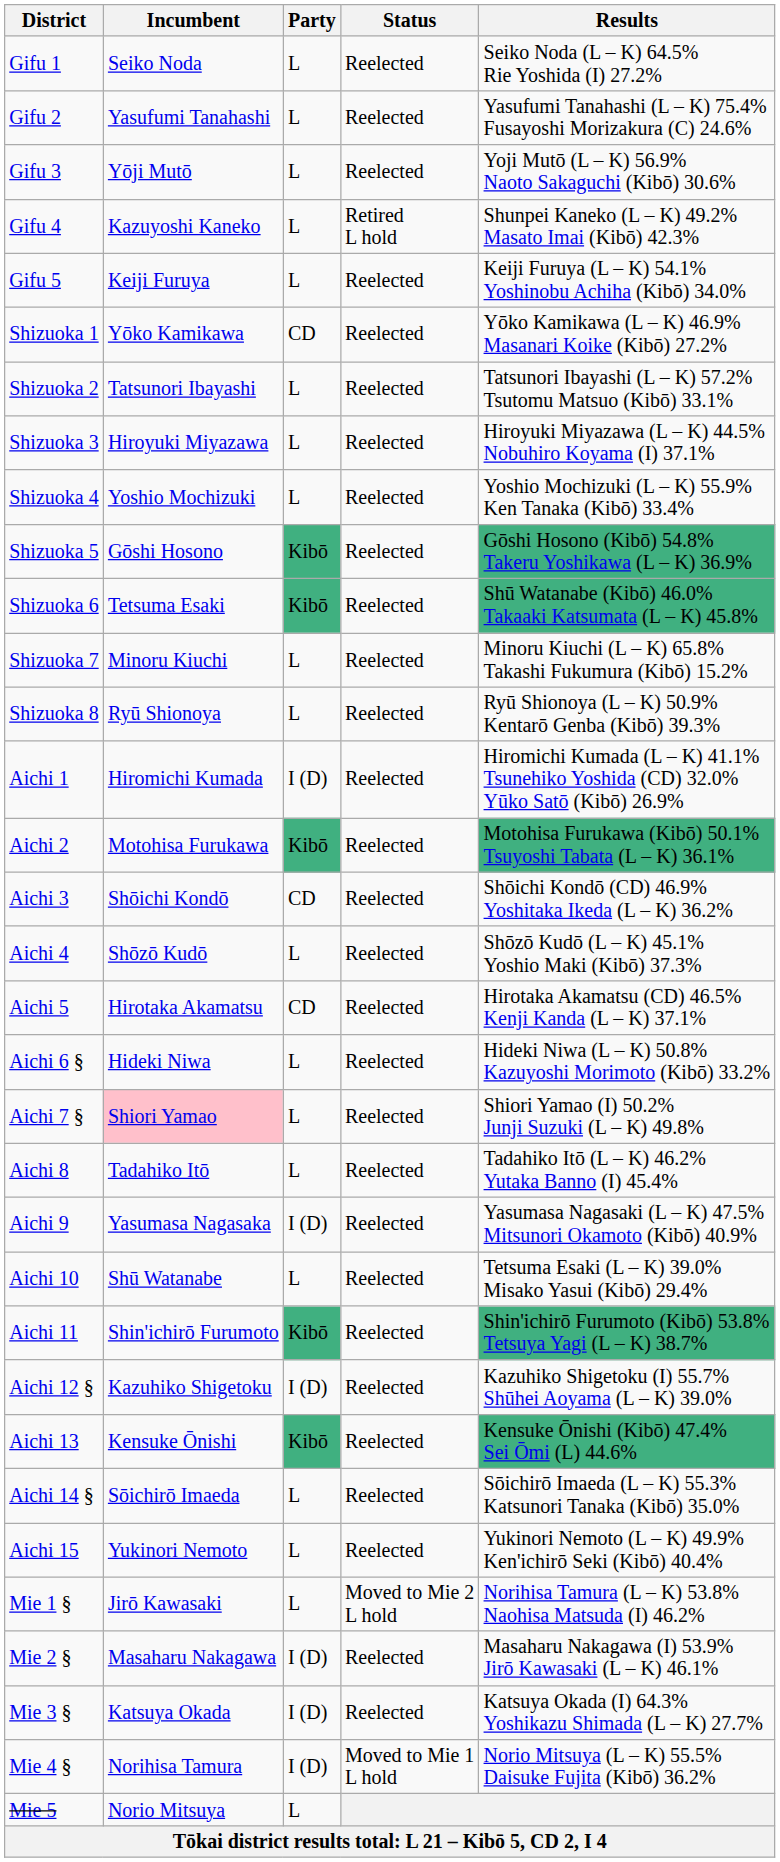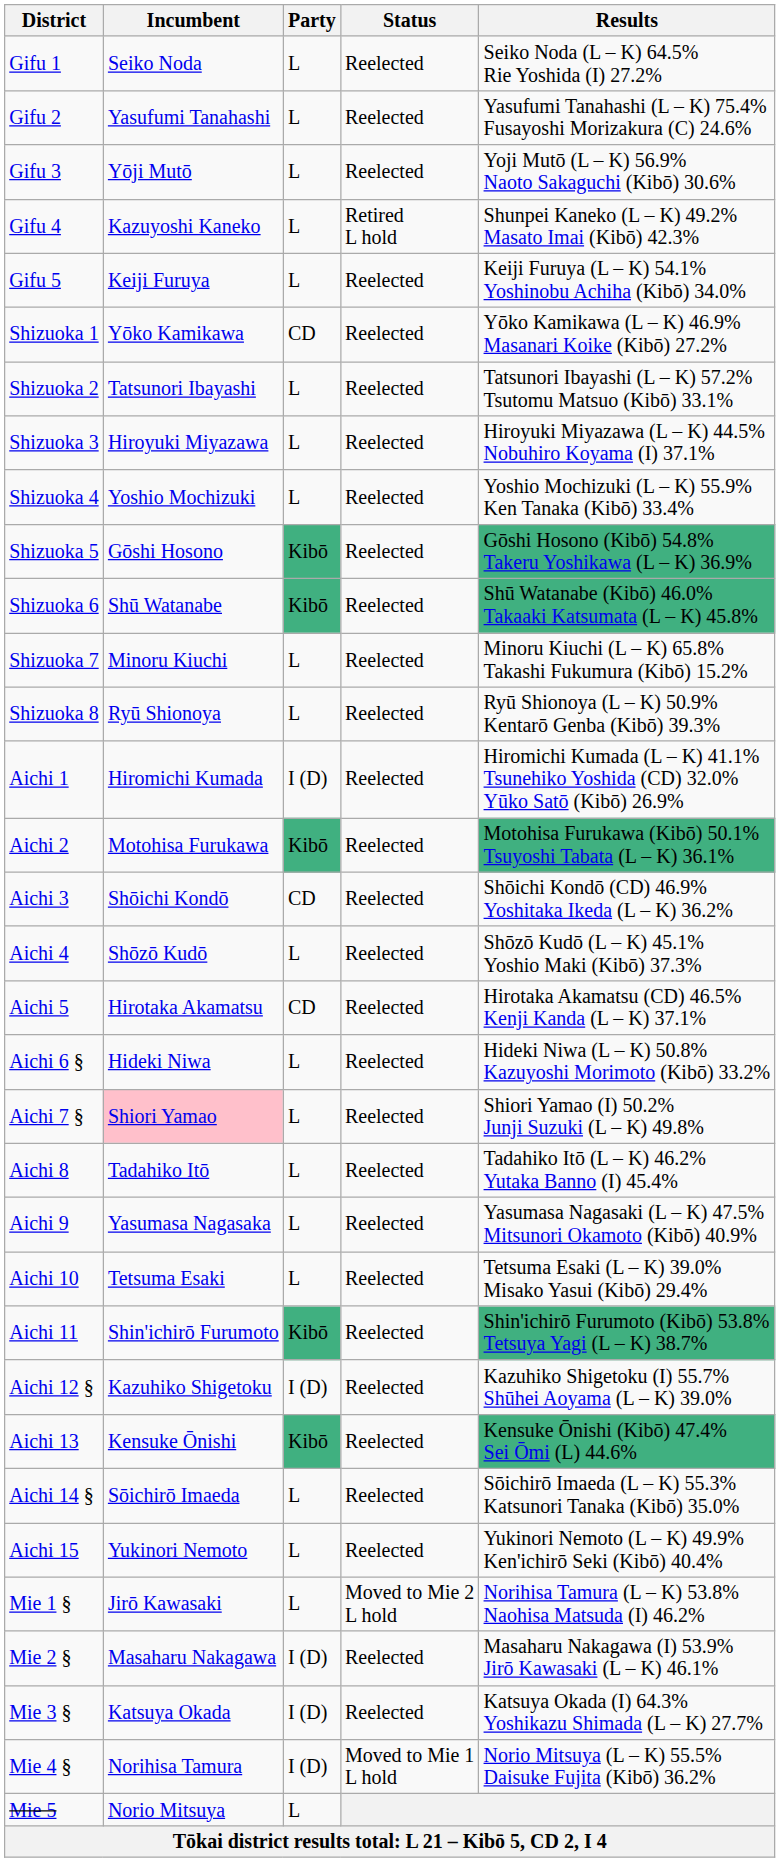(166, 605) Tetsuma Esaki -> (165, 605) Shū Watanabe
(308, 1224) I (D) -> (294, 1224) L
(165, 1278) Shū Watanabe -> (166, 1278) Tetsuma Esaki
